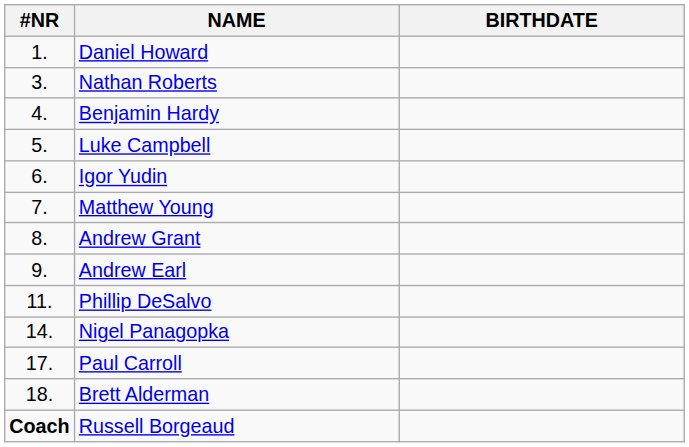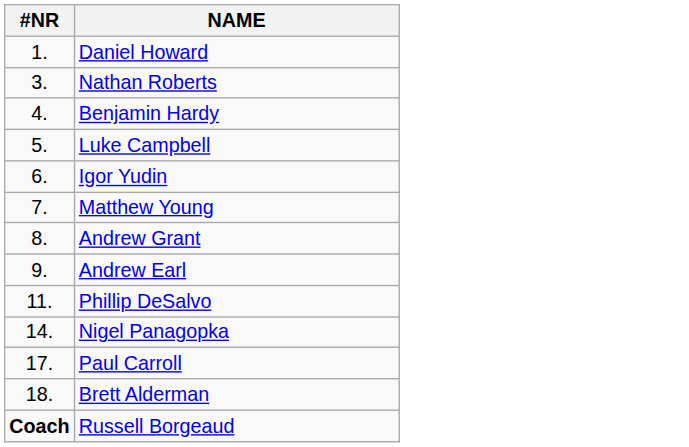- column: (542, 21)
